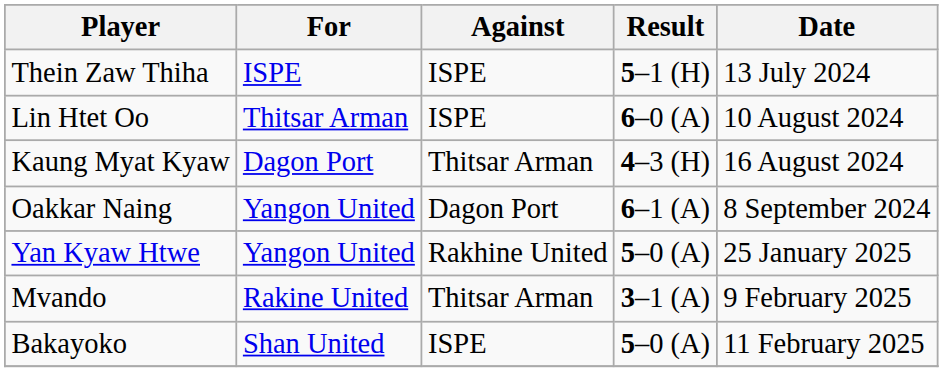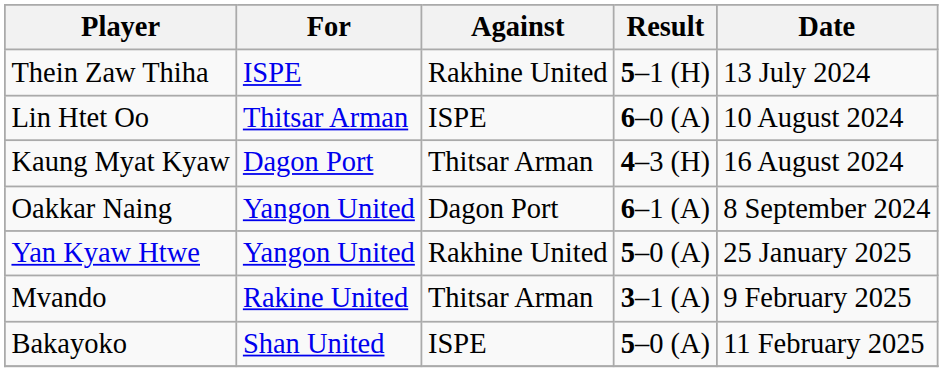(457, 72) ISPE -> (518, 72) Rakhine United
